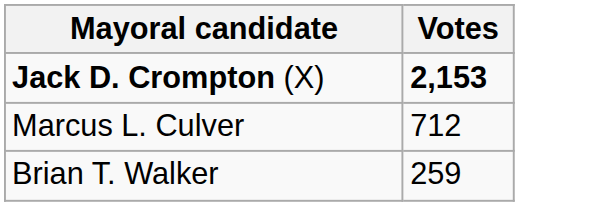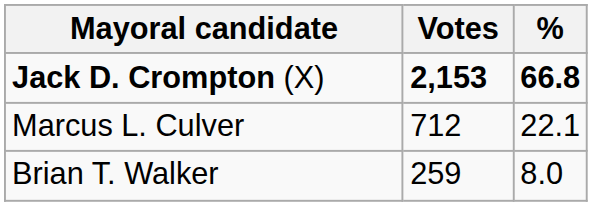+ column: (550, 28)
